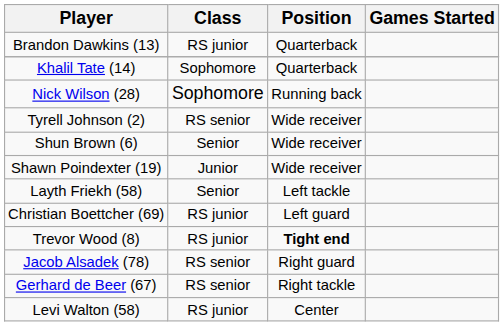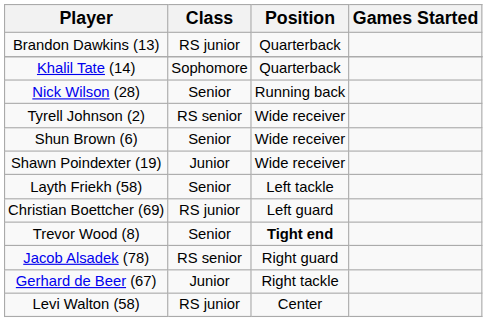(218, 94) Sophomore -> (210, 92) Senior
(218, 238) RS junior -> (210, 234) Senior
(218, 286) RS senior -> (210, 281) Junior
